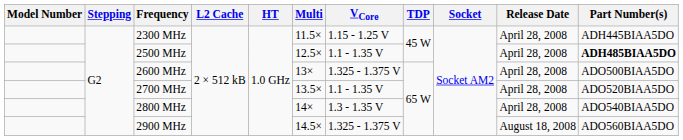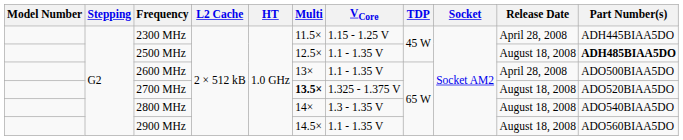(533, 53) April 28, 2008 -> (538, 53) August 18, 2008
(364, 71) 1.325 - 1.375 V -> (356, 71) 1.1 - 1.35 V
(309, 89) normal -> (309, 89) bold
(356, 89) 1.1 - 1.35 V -> (364, 89) 1.325 - 1.375 V
(533, 89) April 28, 2008 -> (538, 89) August 18, 2008
(533, 108) April 28, 2008 -> (538, 108) August 18, 2008
(364, 126) 1.325 - 1.375 V -> (356, 126) 1.1 - 1.35 V
